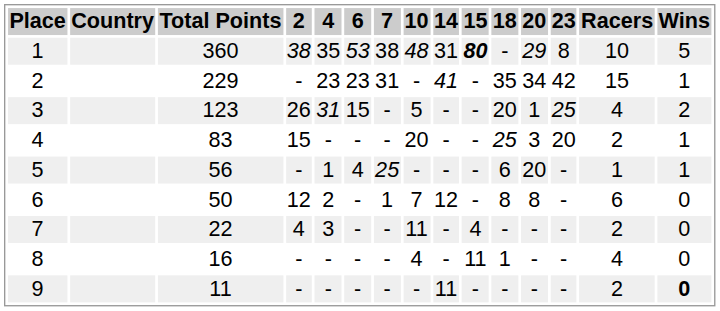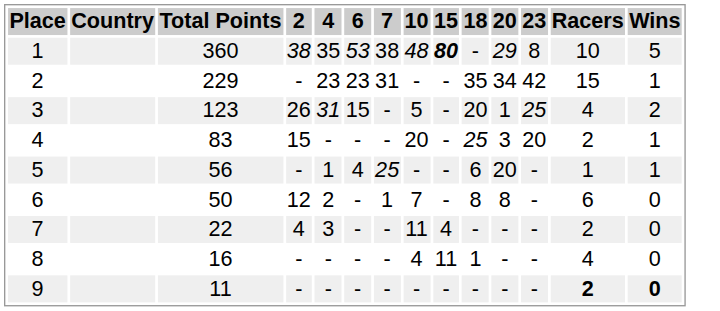- column: (446, 21)
(617, 288) normal -> (588, 288) bold
